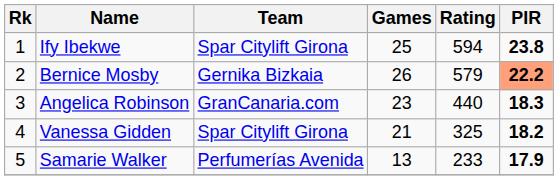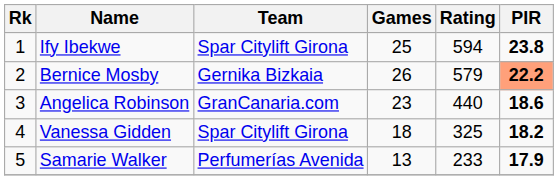(526, 103) 18.3 -> (526, 103) 18.6
(402, 132) 21 -> (402, 132) 18
